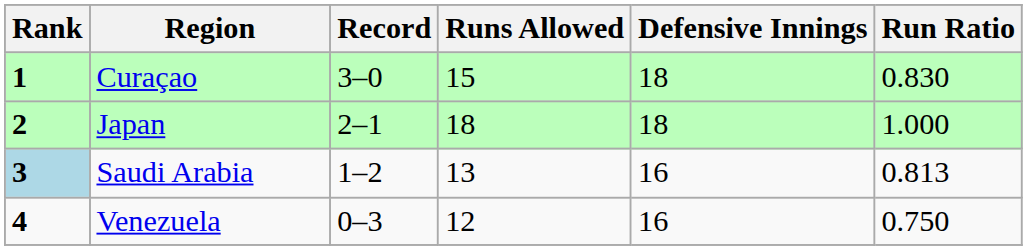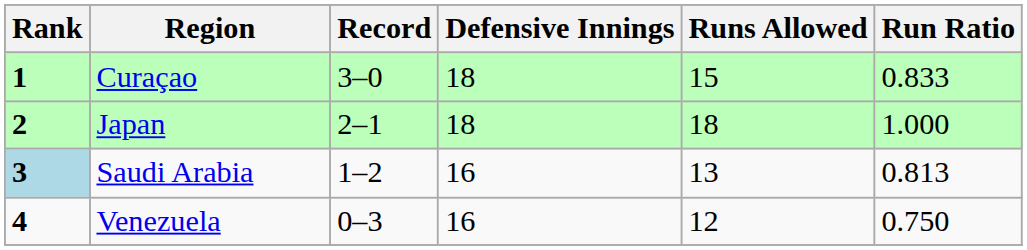columns swapped: (535, 28) <-> (753, 28)
(915, 76) 0.830 -> (915, 76) 0.833
